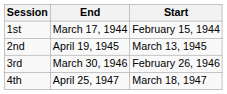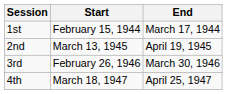columns swapped: (176, 13) <-> (90, 13)
